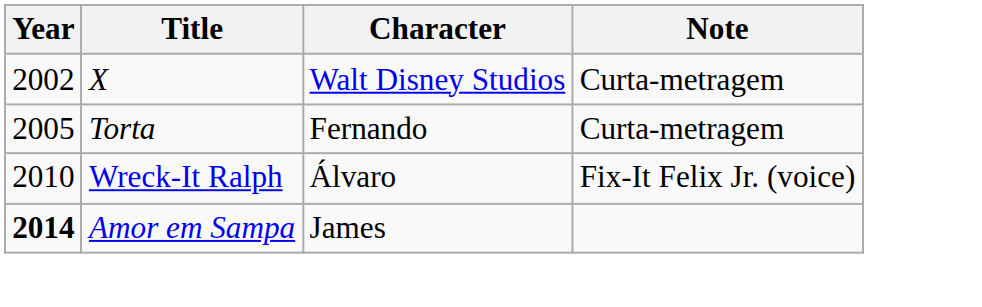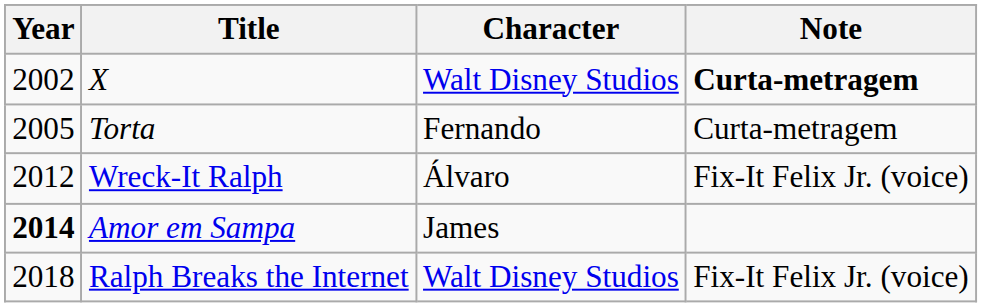(682, 78) normal -> (806, 78) bold
(43, 177) 2010 -> (43, 177) 2012
+ row: (249, 276)
